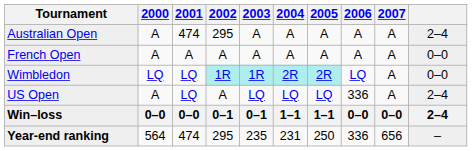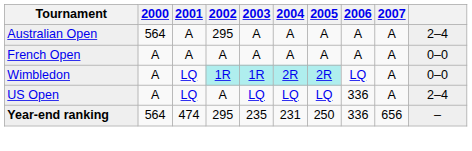(155, 34) A -> (155, 34) 564
(189, 34) 474 -> (189, 34) A
(155, 74) LQ -> (155, 74) A
- row: (35, 115)
